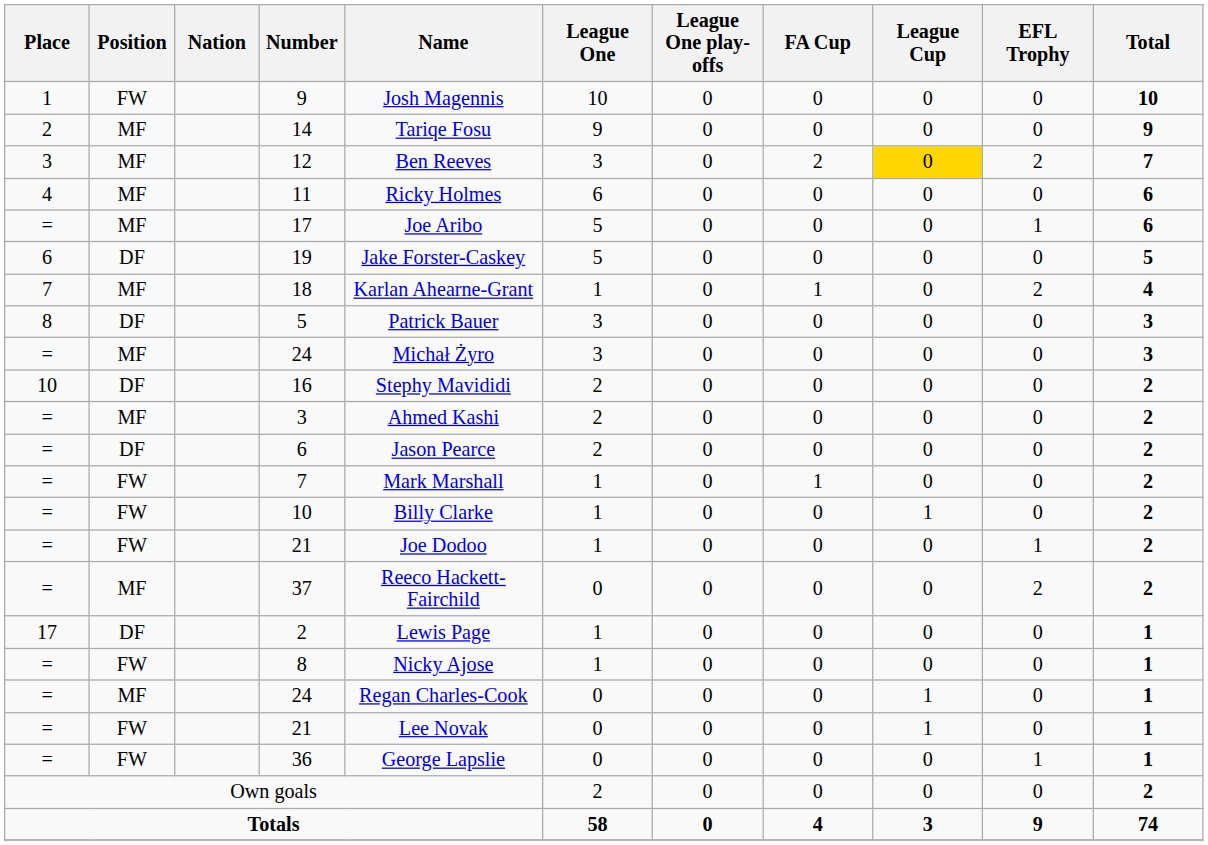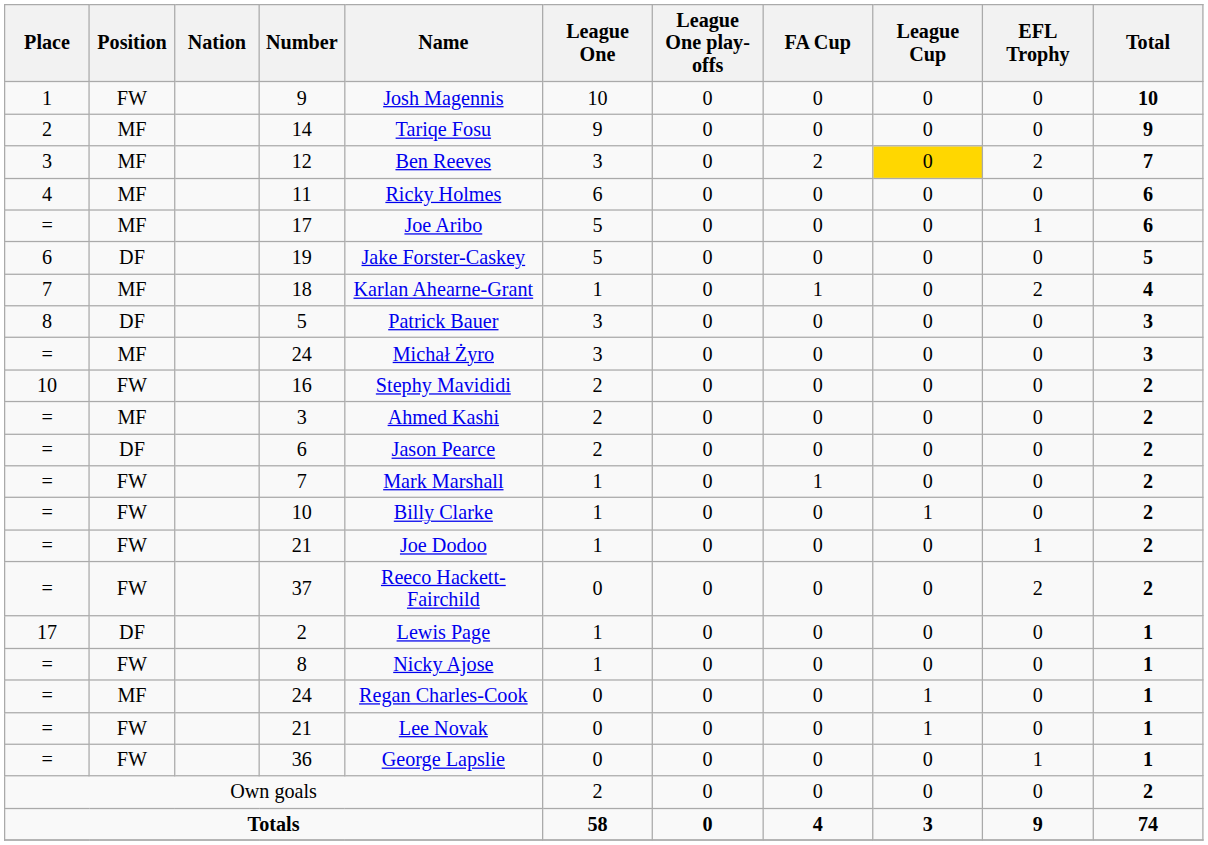(132, 385) DF -> (132, 385) FW
(132, 588) MF -> (132, 588) FW
